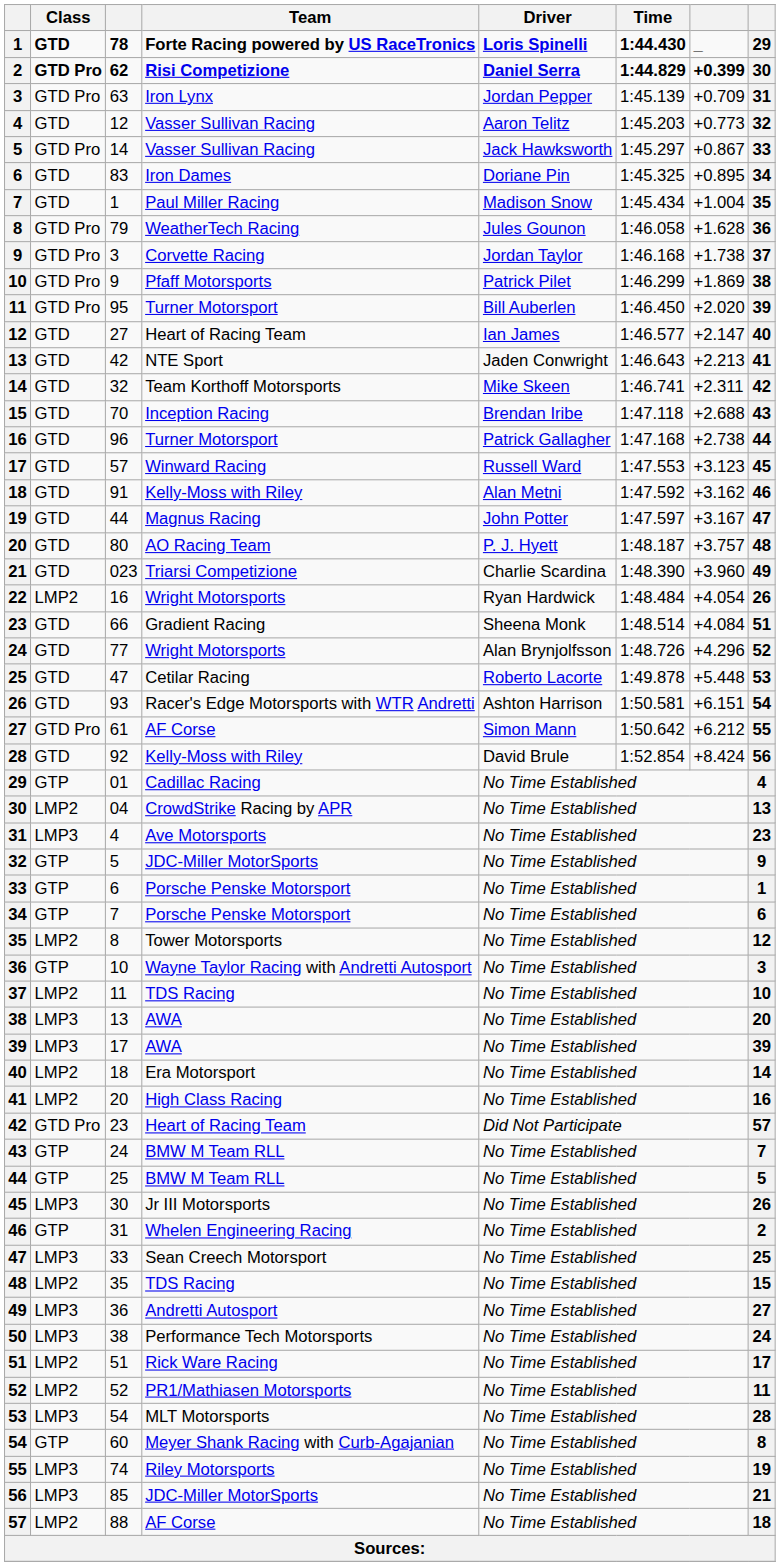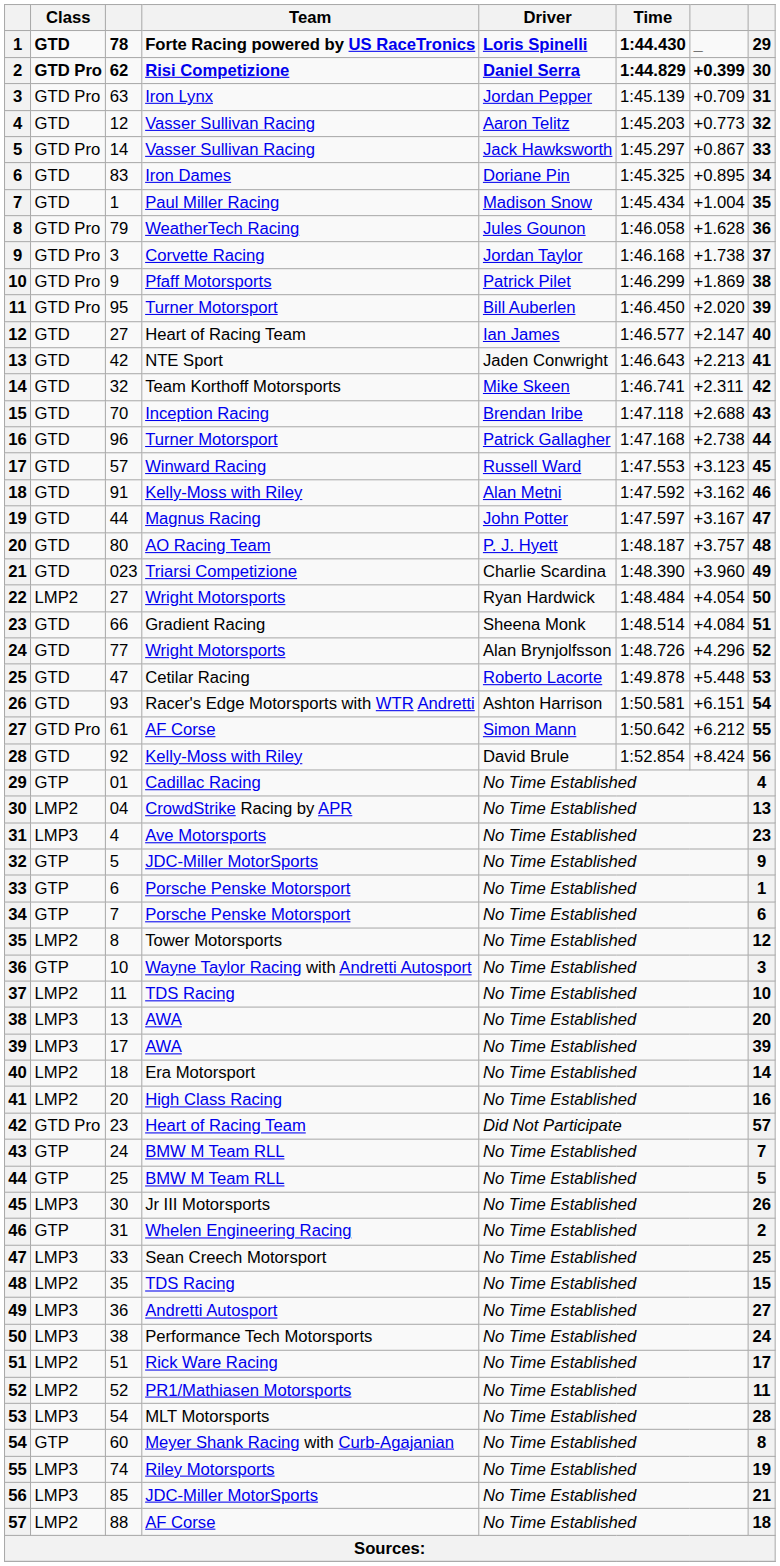(119, 598) 16 -> (119, 598) 27
(762, 598) 26 -> (762, 598) 50
